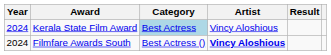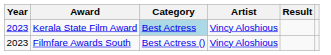(17, 27) 2024 -> (17, 27) 2023
(17, 43) 2024 -> (17, 43) 2023
(247, 43) bold -> (244, 43) normal
